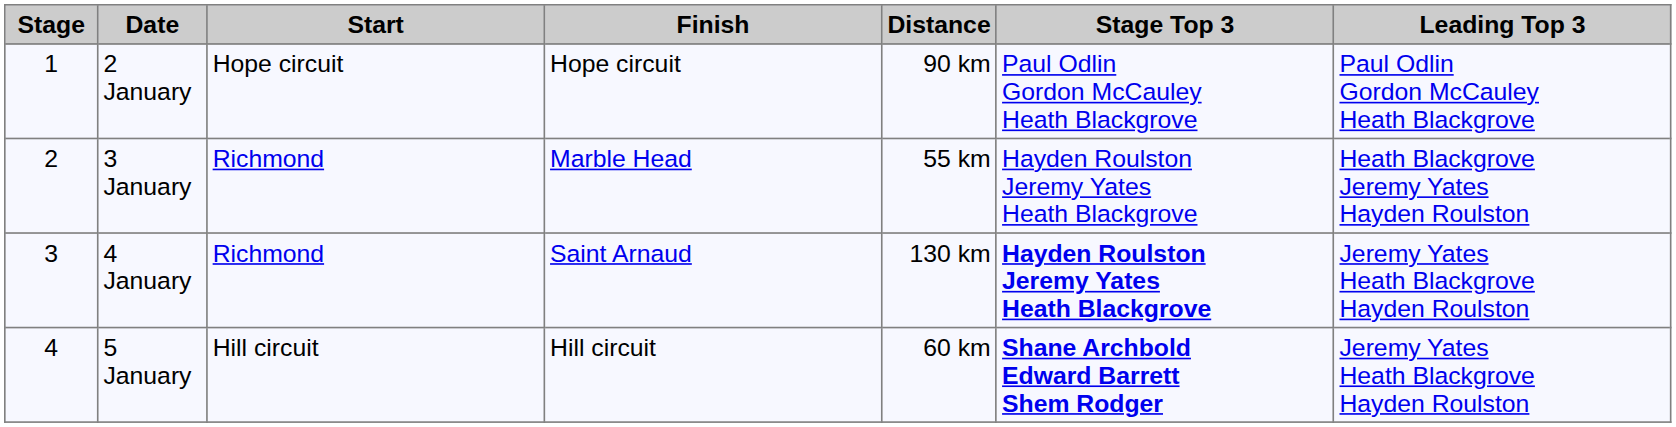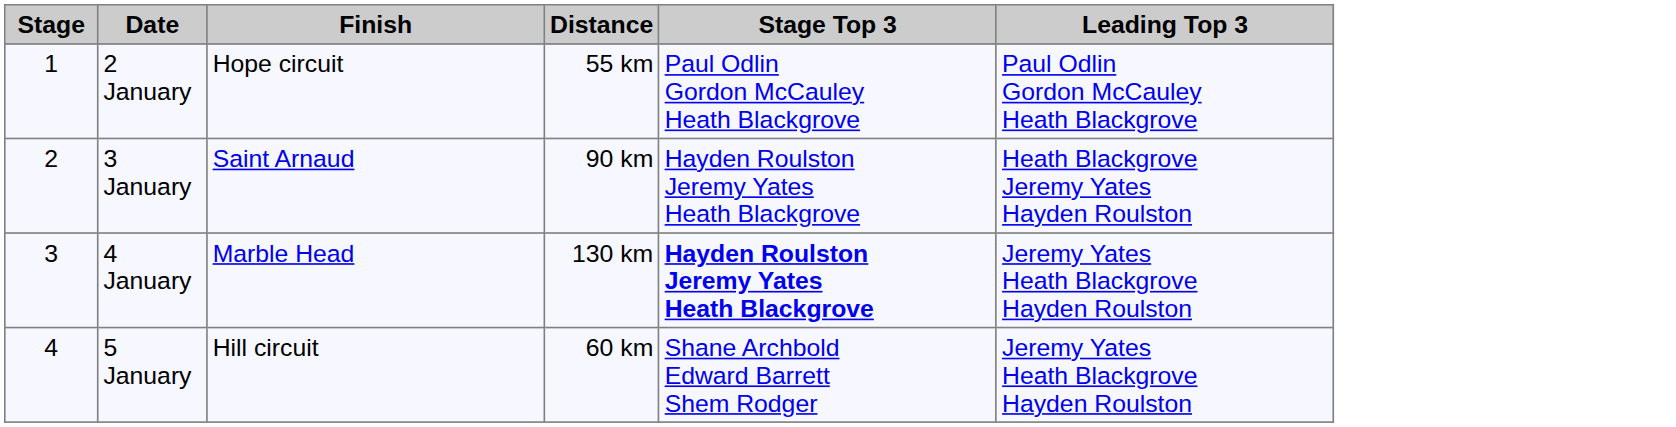- column: (376, 24)
(957, 63) 90 km -> (620, 63) 55 km
(621, 158) Marble Head -> (284, 158) Saint Arnaud
(957, 158) 55 km -> (620, 158) 90 km
(621, 253) Saint Arnaud -> (284, 253) Marble Head
(1097, 375) bold -> (752, 375) normal
